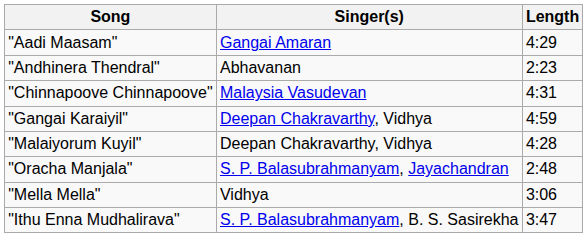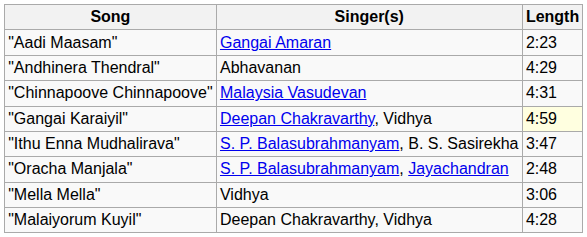(541, 42) 4:29 -> (541, 42) 2:23
(541, 67) 2:23 -> (541, 67) 4:29
(541, 118) no background -> (541, 118) lightyellow background
rows swapped: (75, 144) <-> (94, 220)
